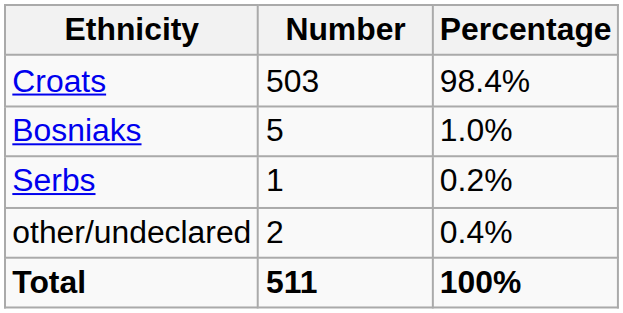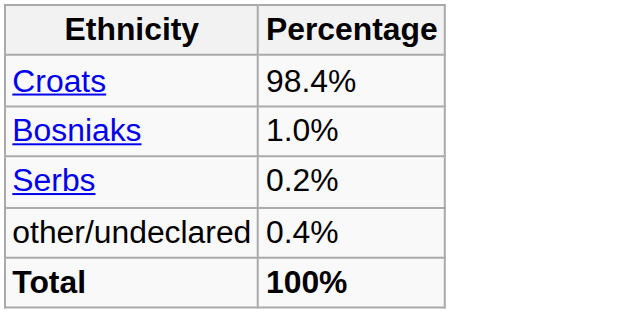- column: (346, 29)
